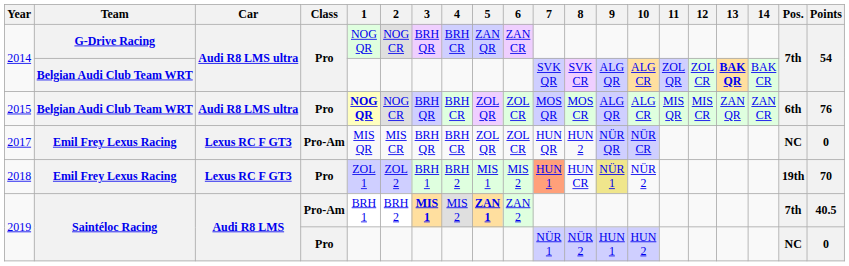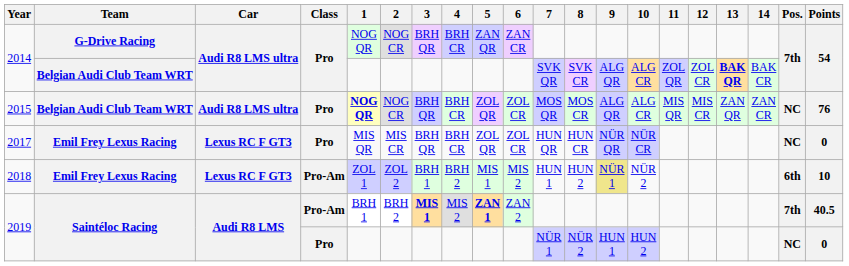(793, 109) 6th -> (792, 109) NC
(324, 142) Pro-Am -> (324, 142) Pro
(580, 142) HUN 2 -> (580, 142) HUN CR
(324, 176) Pro -> (324, 176) Pro-Am
(549, 176) lightsalmon background -> (549, 176) no background
(580, 176) HUN CR -> (580, 176) HUN 2
(793, 176) 19th -> (792, 176) 6th
(826, 176) 70 -> (824, 176) 10
